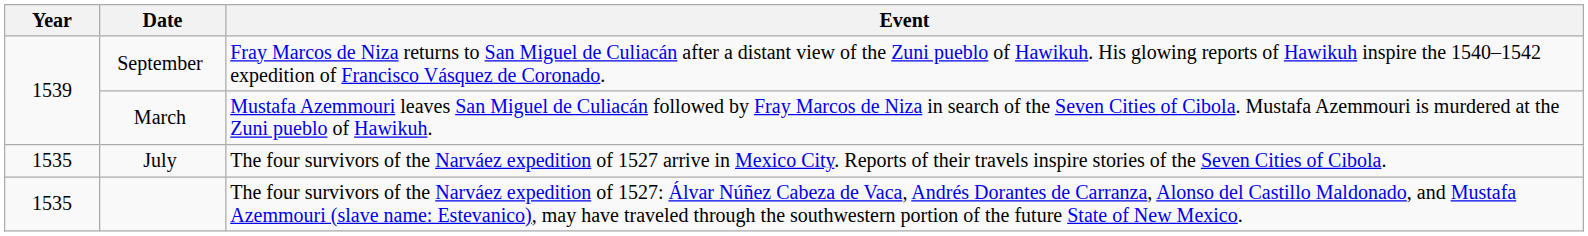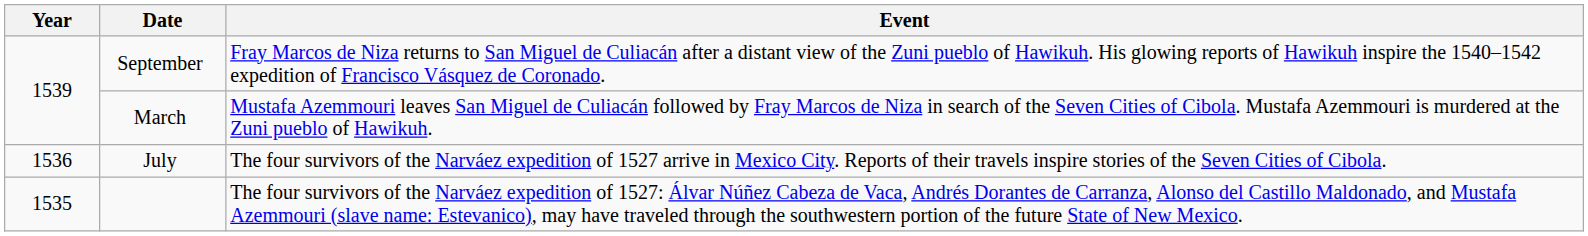(52, 160) 1535 -> (52, 160) 1536
